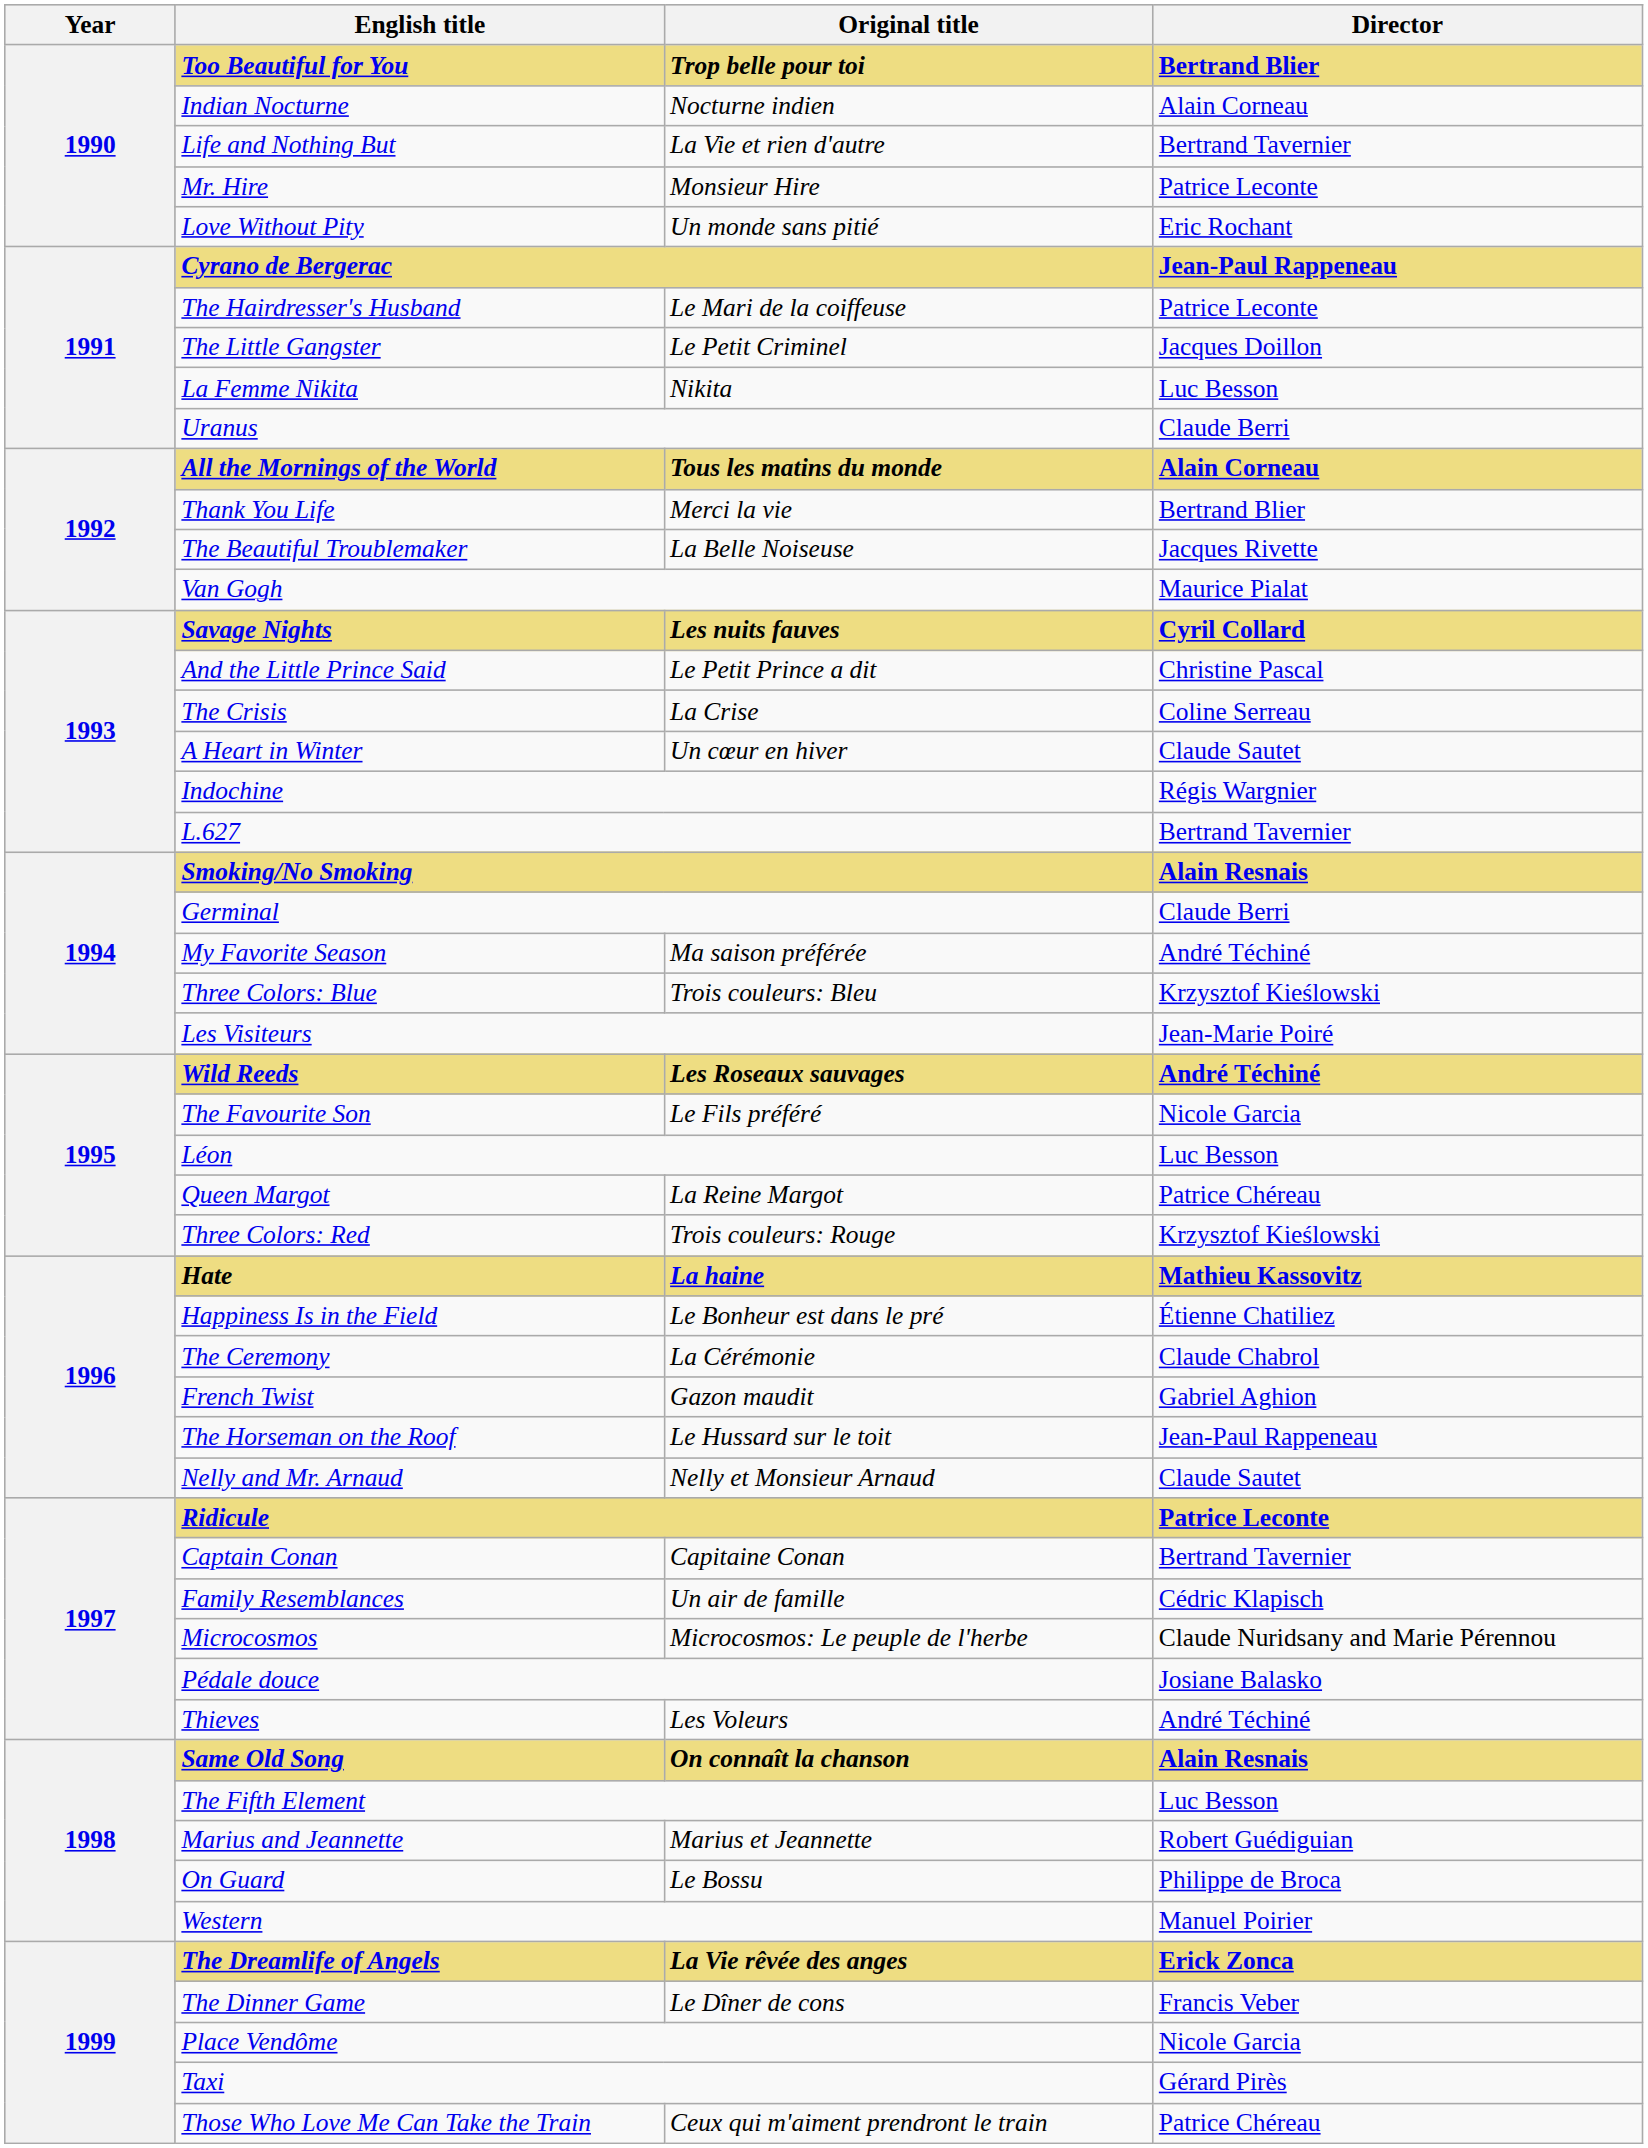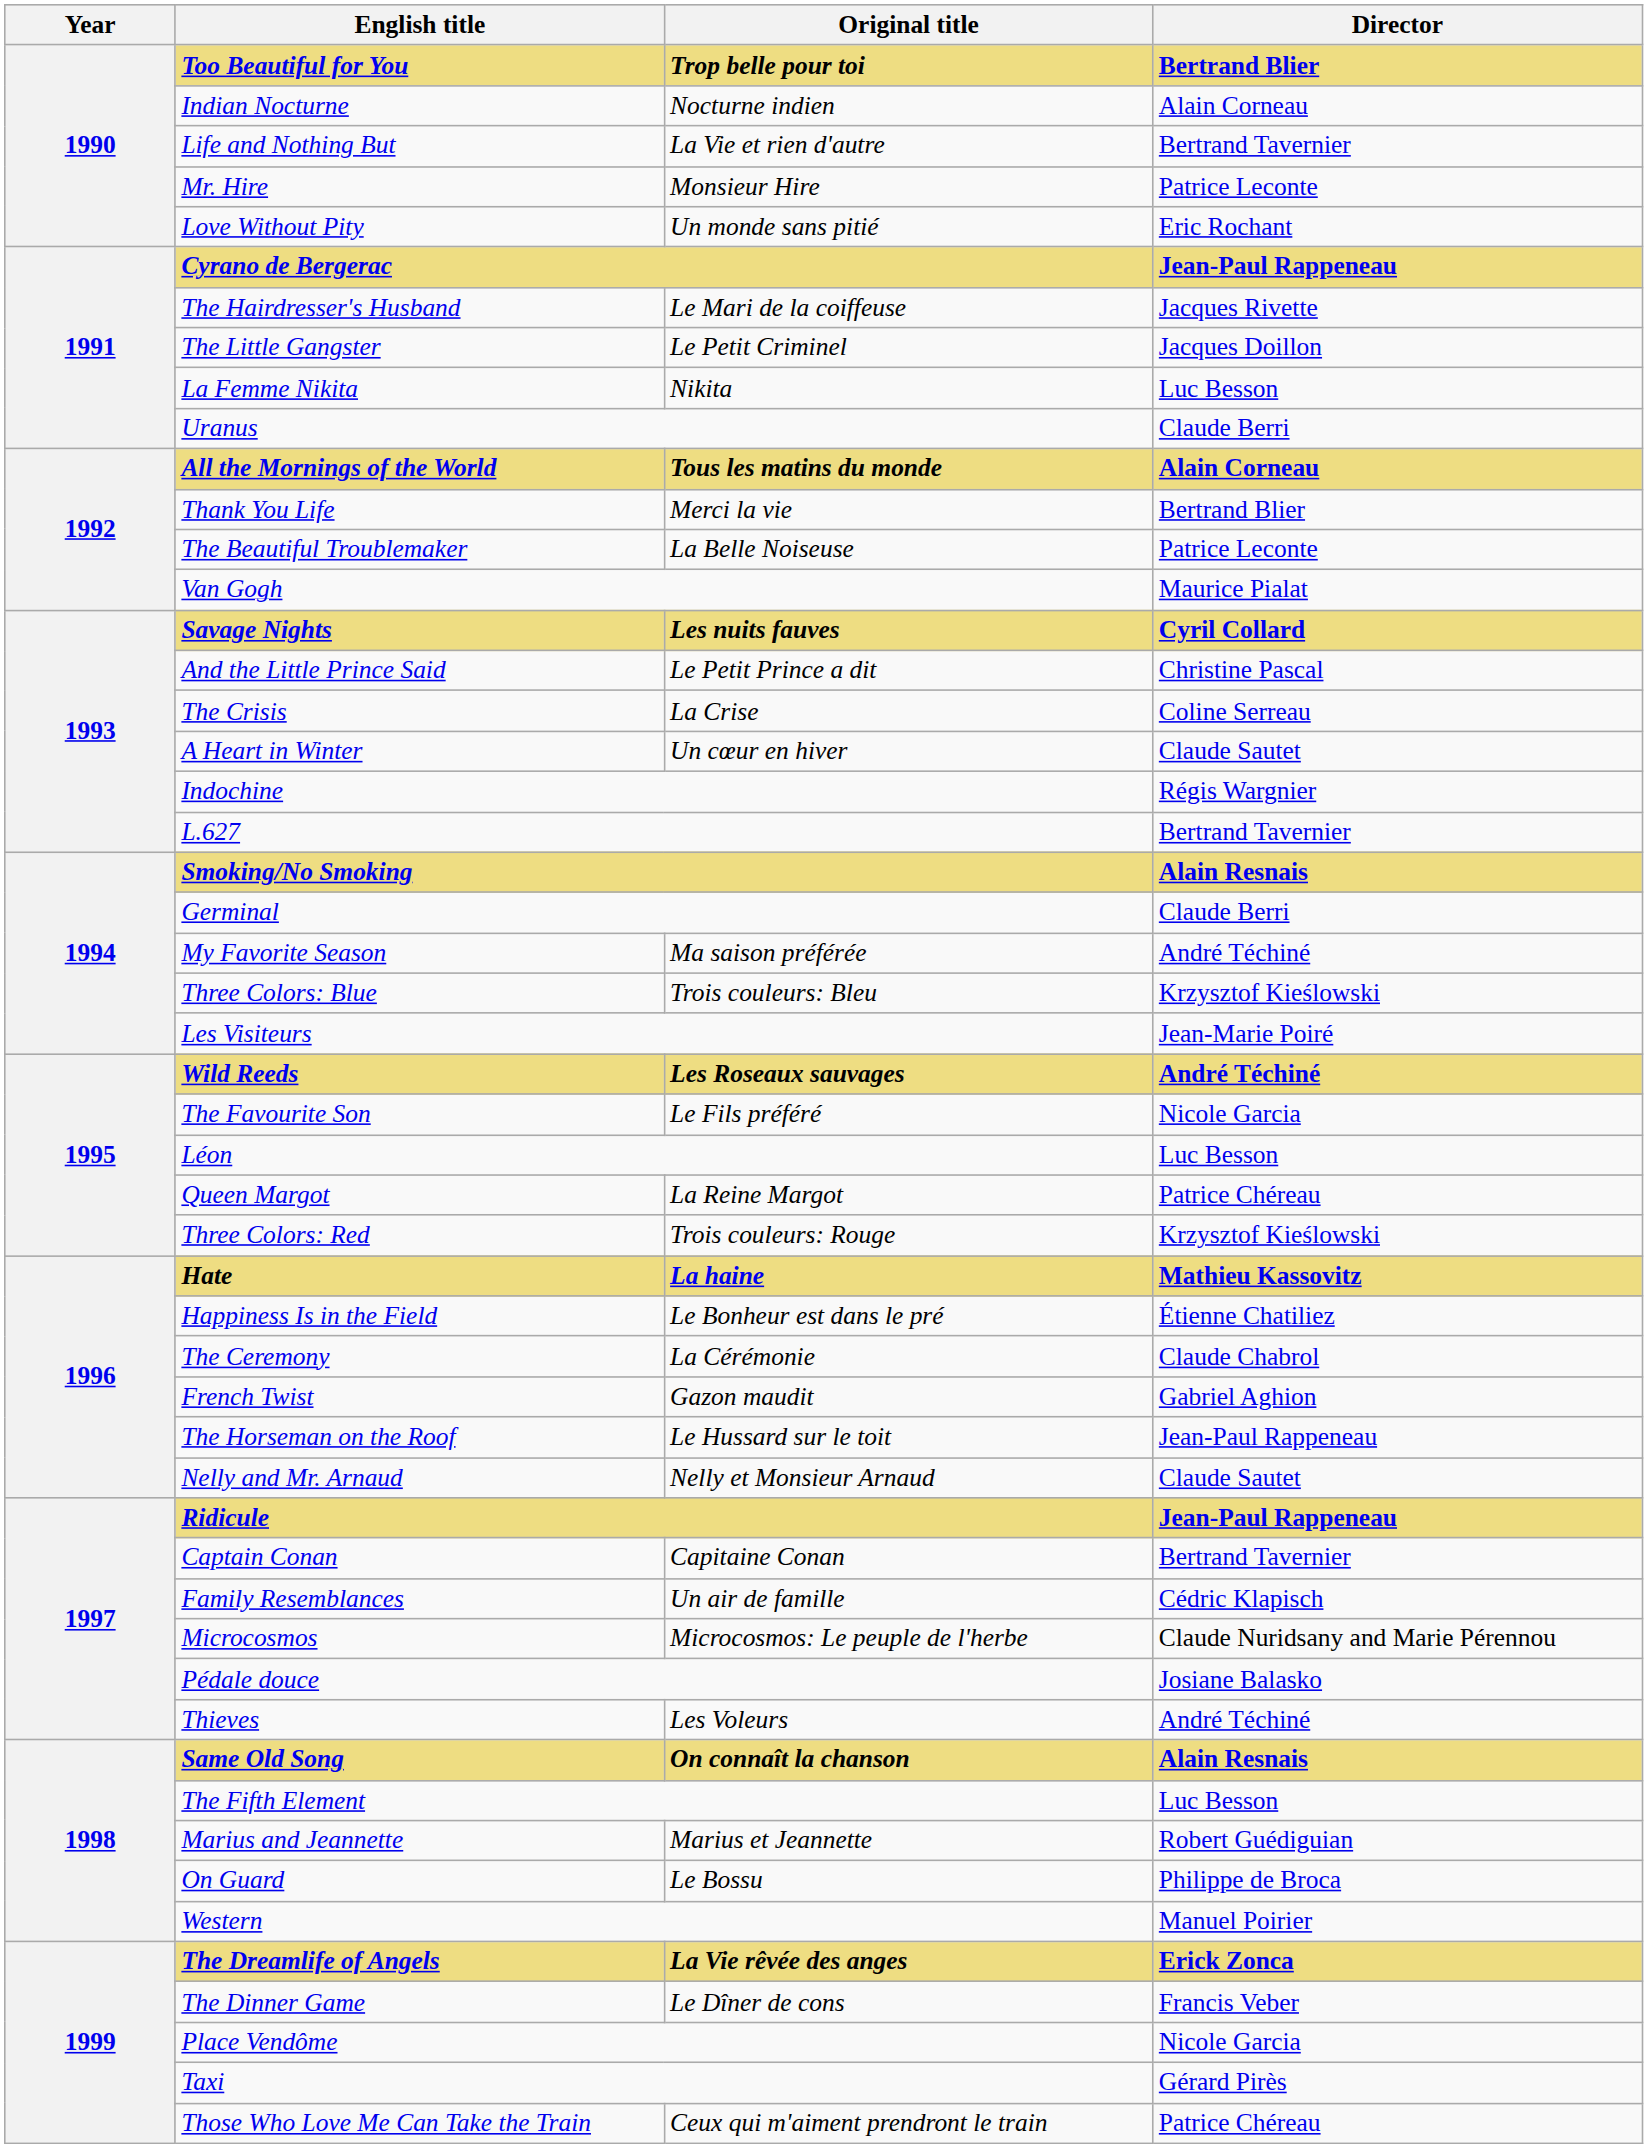(1238, 307) Patrice Leconte -> (1238, 307) Jacques Rivette
(1238, 549) Jacques Rivette -> (1238, 549) Patrice Leconte
(1244, 1517) Patrice Leconte -> (1278, 1517) Jean-Paul Rappeneau
